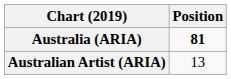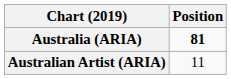(198, 62) 13 -> (198, 62) 11
